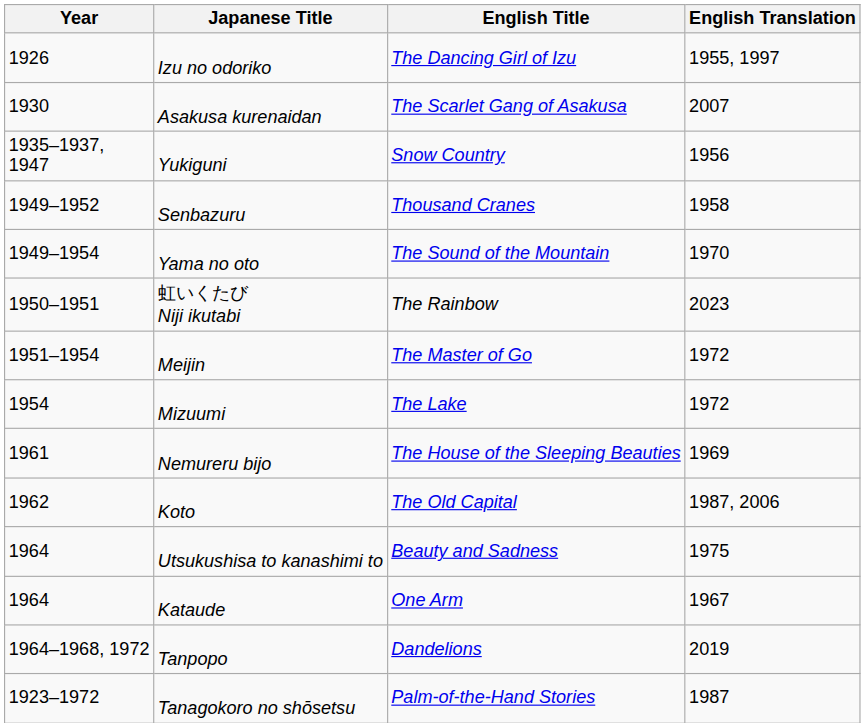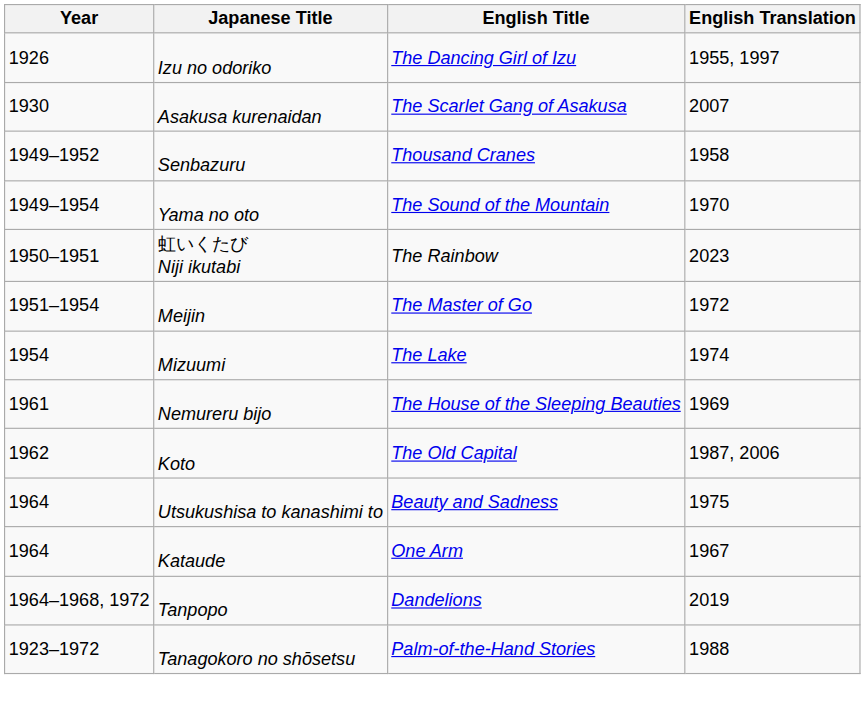- row: (192, 165)
(709, 404) 1972 -> (709, 355) 1974
(709, 698) 1987 -> (709, 649) 1988
